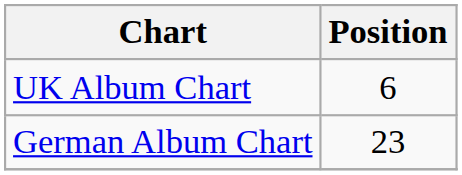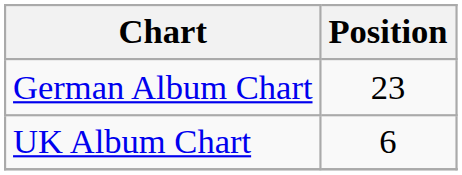rows swapped: (132, 86) <-> (163, 141)
